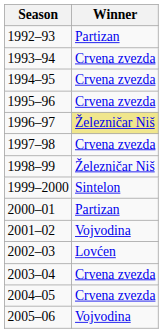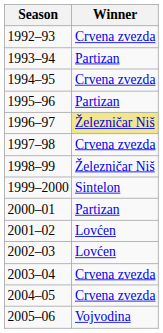(97, 36) Partizan -> (115, 36) Crvena zvezda
(115, 58) Crvena zvezda -> (97, 58) Partizan
(115, 101) Crvena zvezda -> (97, 101) Partizan
(103, 230) Vojvodina -> (95, 230) Lovćen
